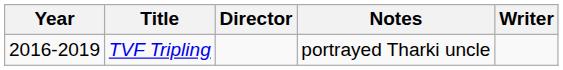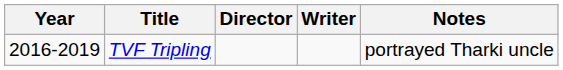columns swapped: (527, 19) <-> (396, 19)
